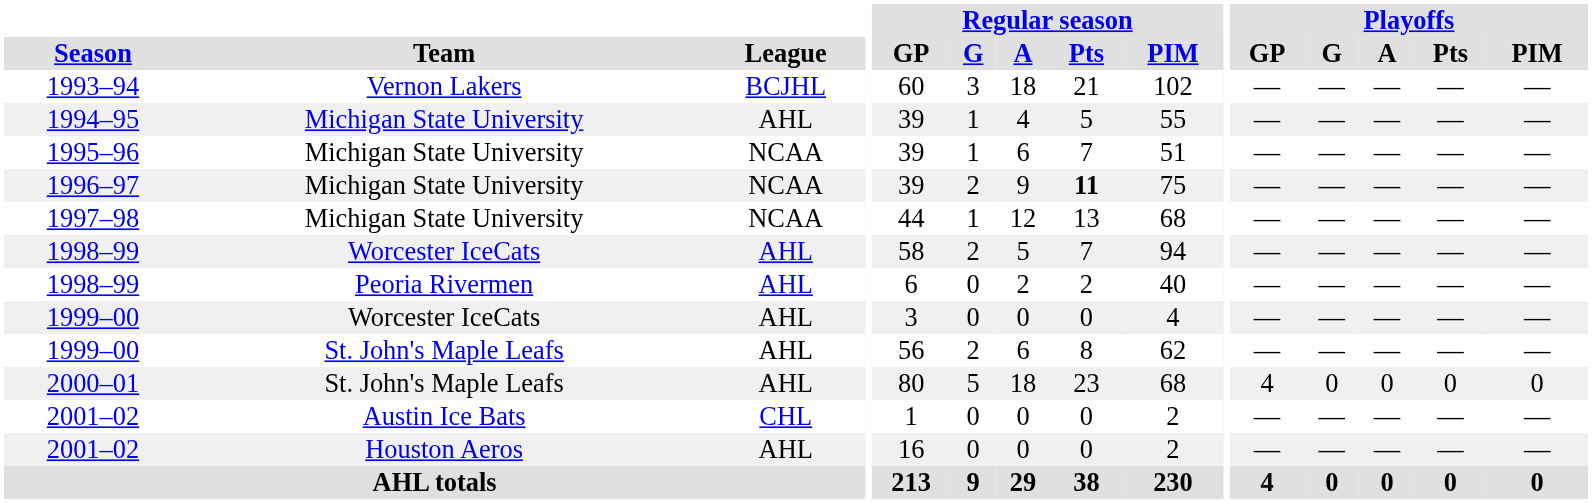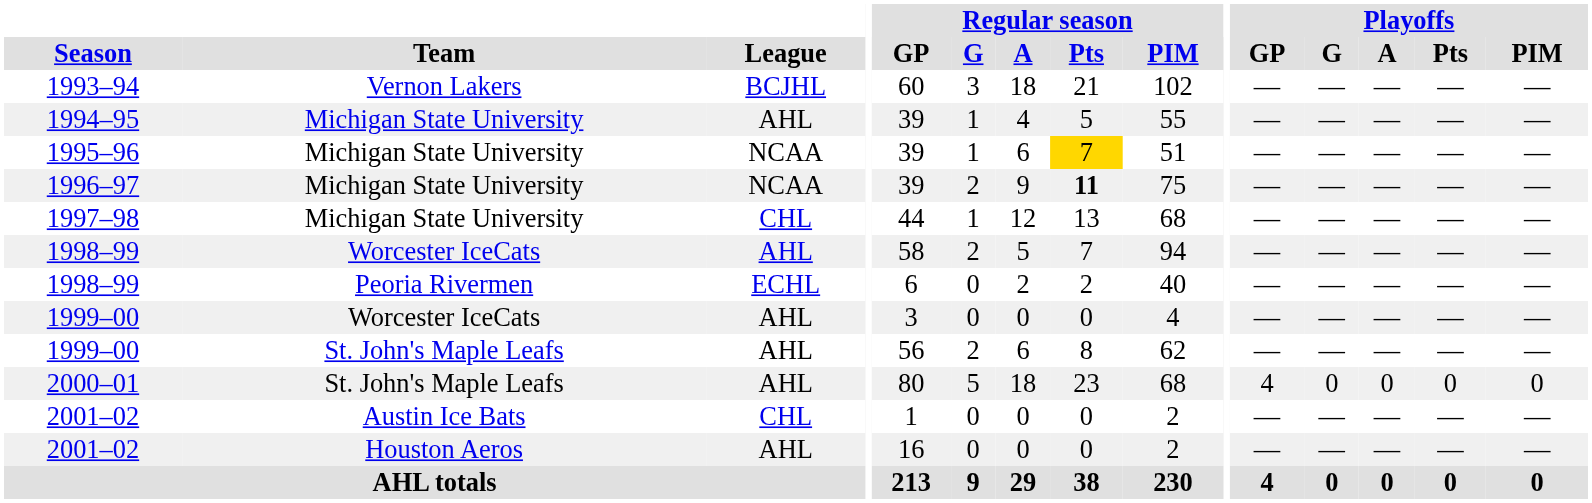(1086, 152) no background -> (1086, 152) gold background
(786, 218) NCAA -> (786, 218) CHL
(786, 284) AHL -> (786, 284) ECHL
